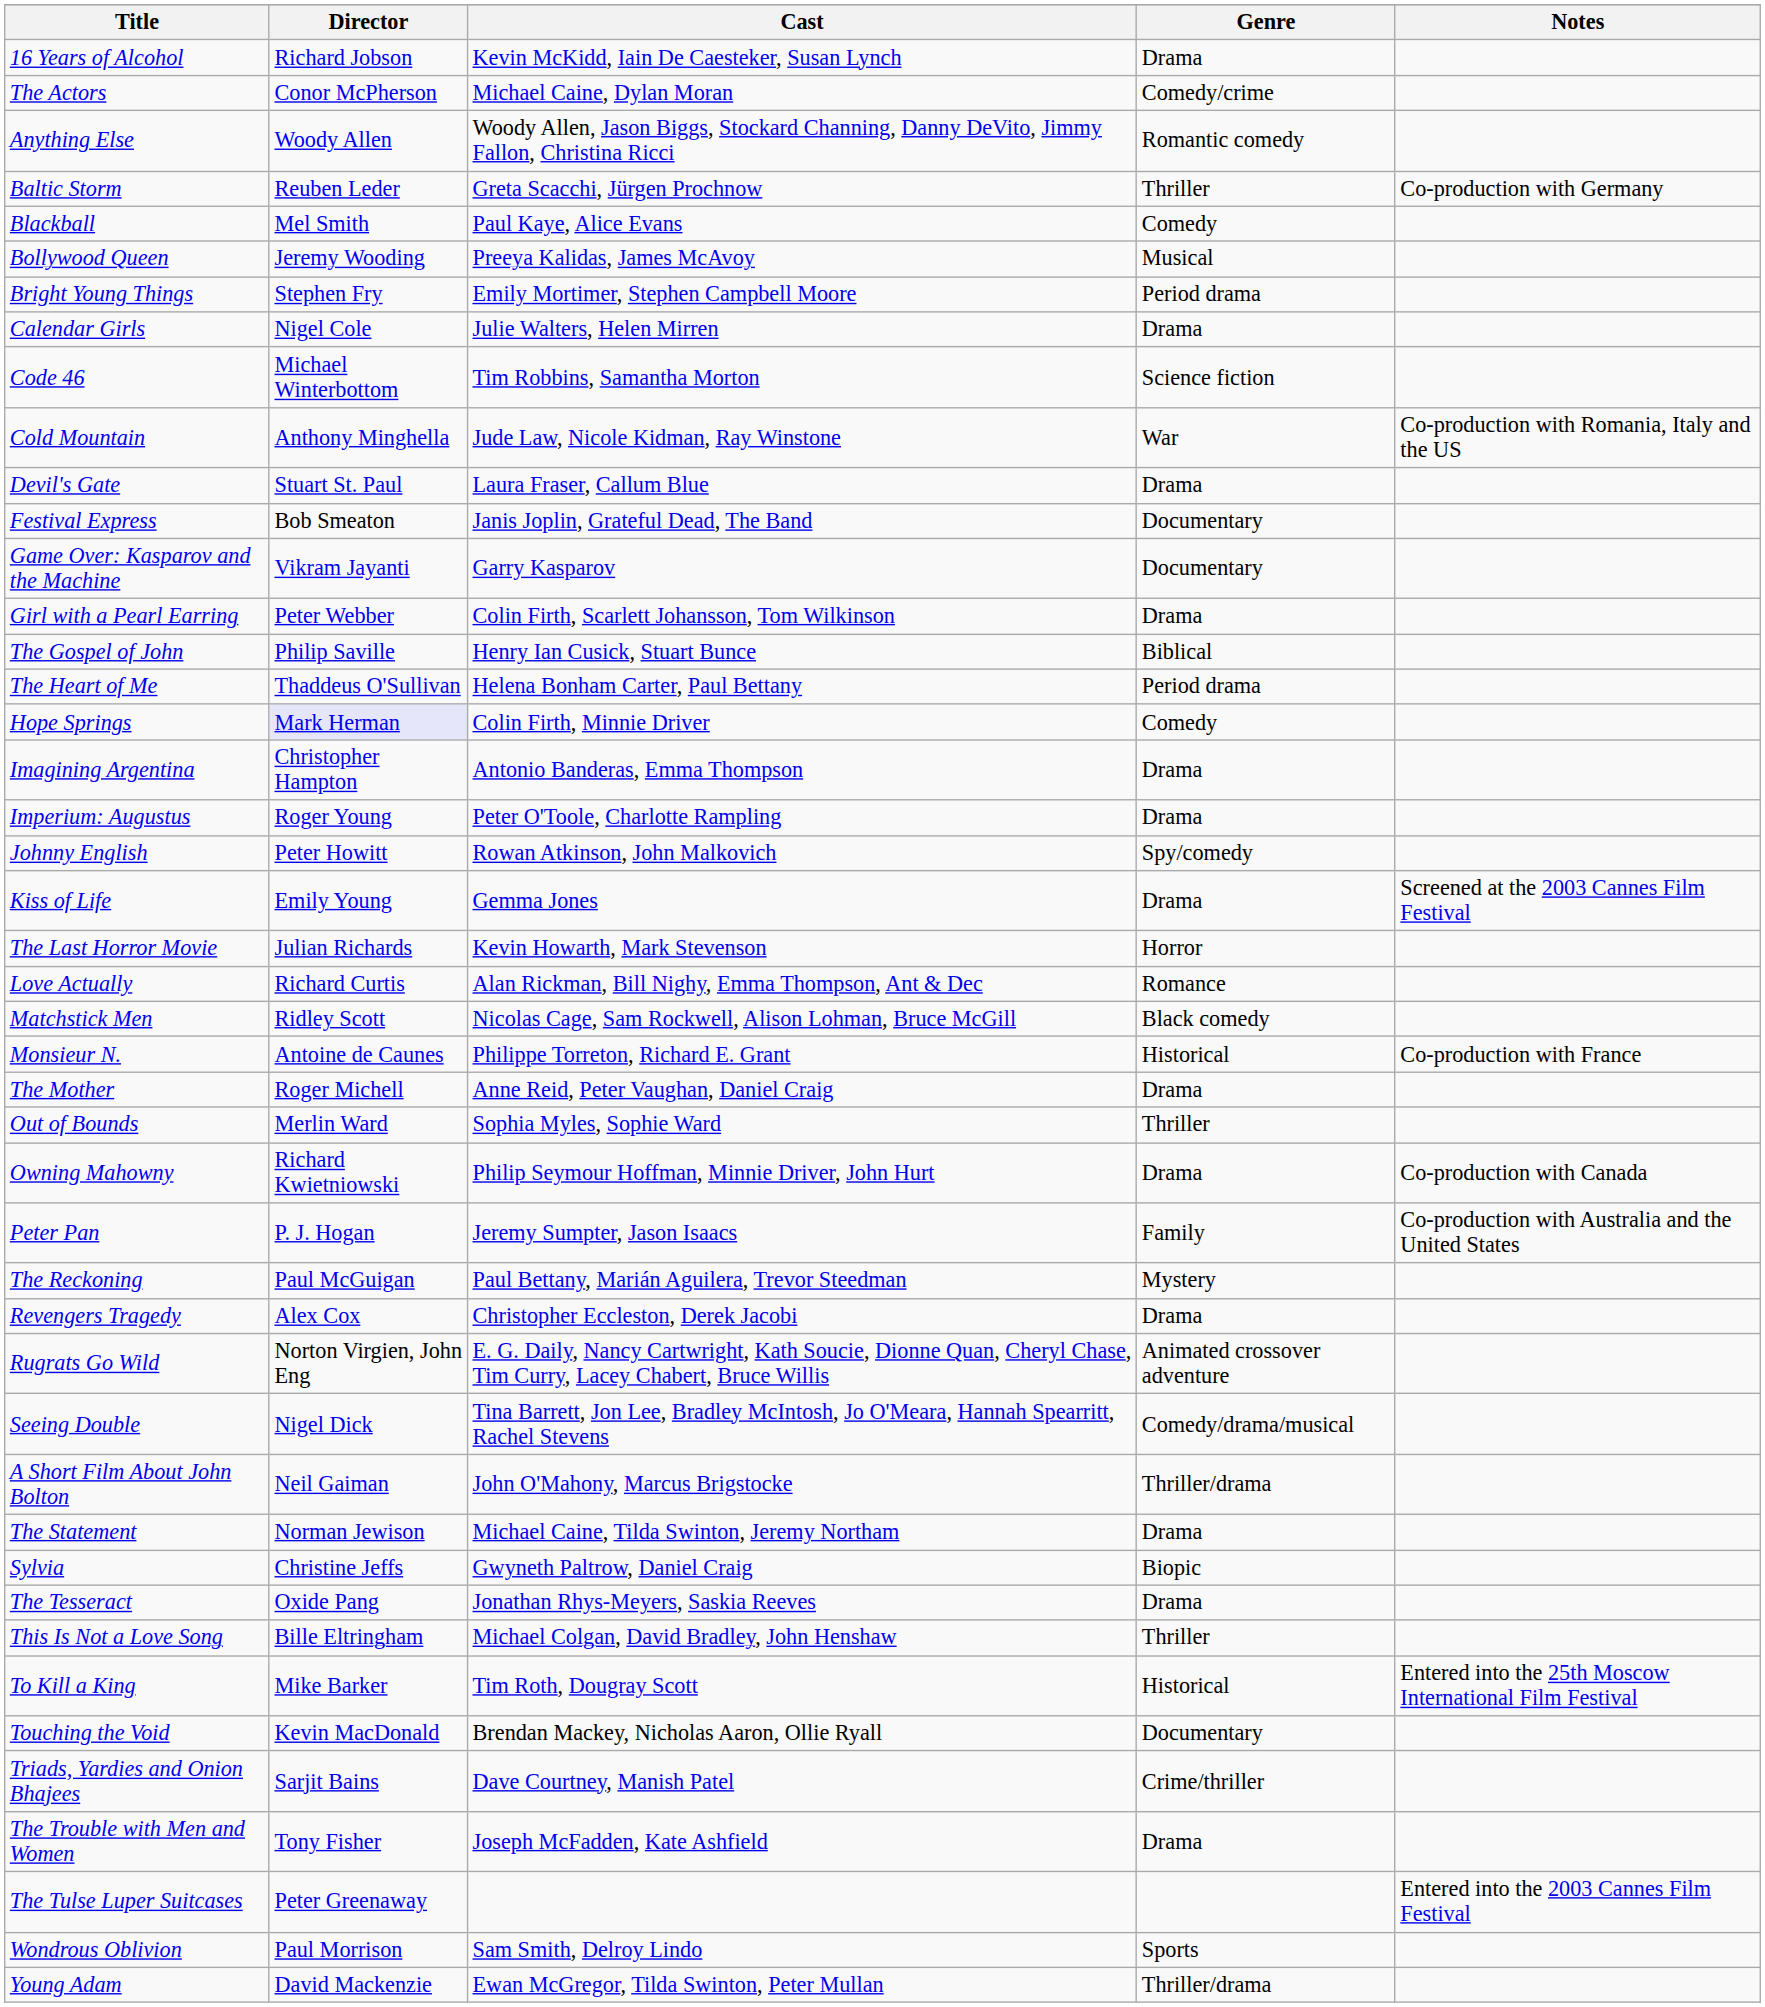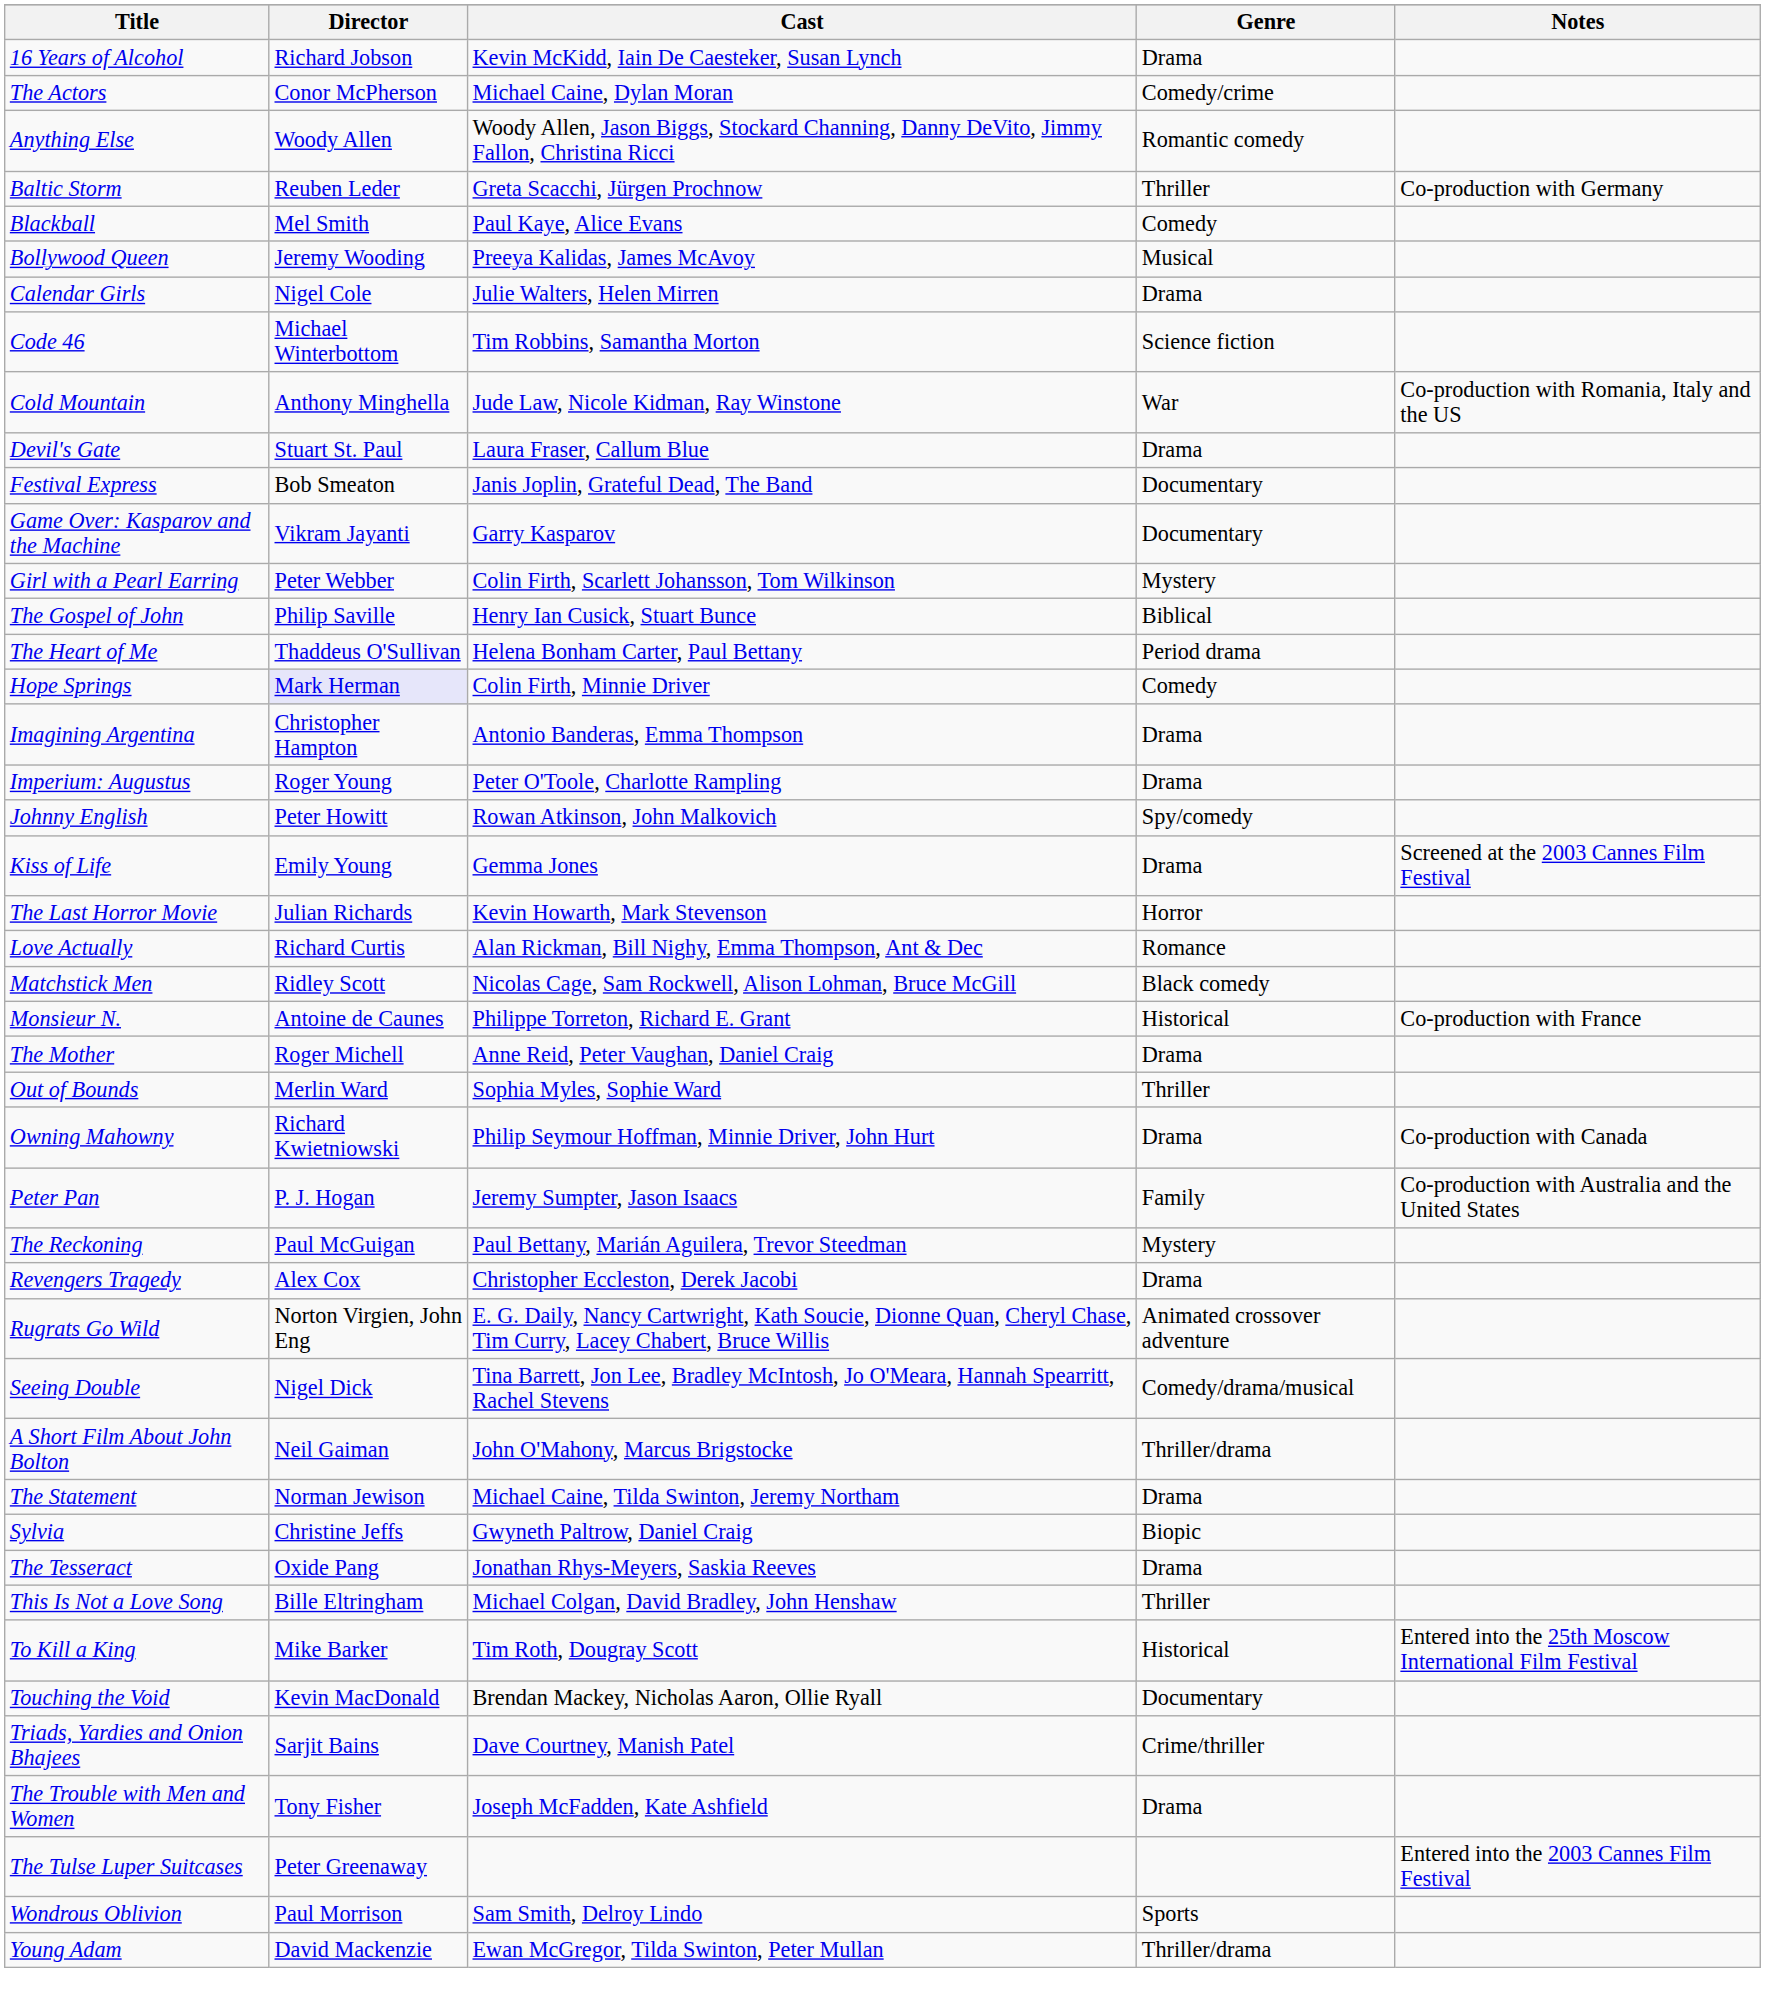- row: (101, 294)
(1172, 616) Drama -> (1179, 580) Mystery
